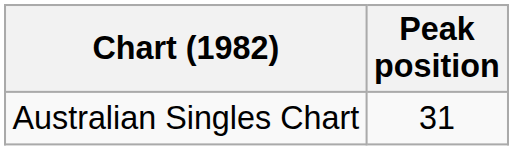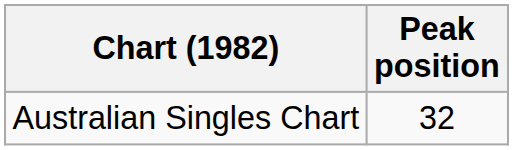(437, 117) 31 -> (437, 117) 32
